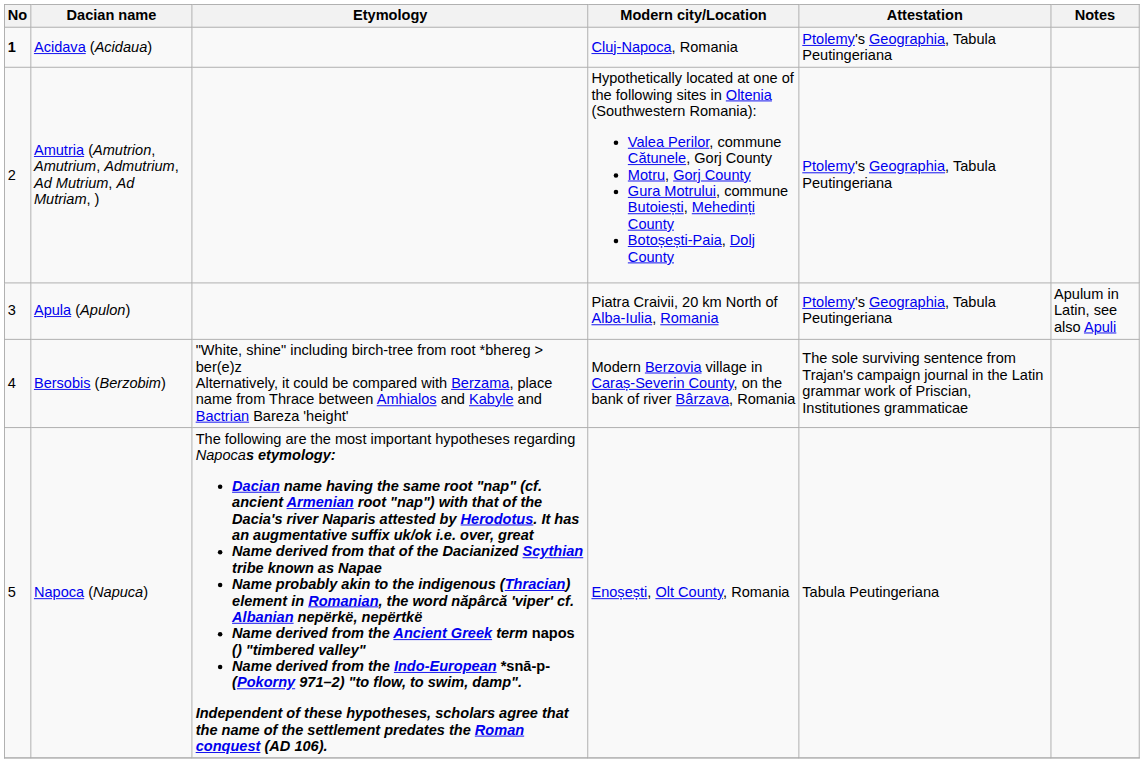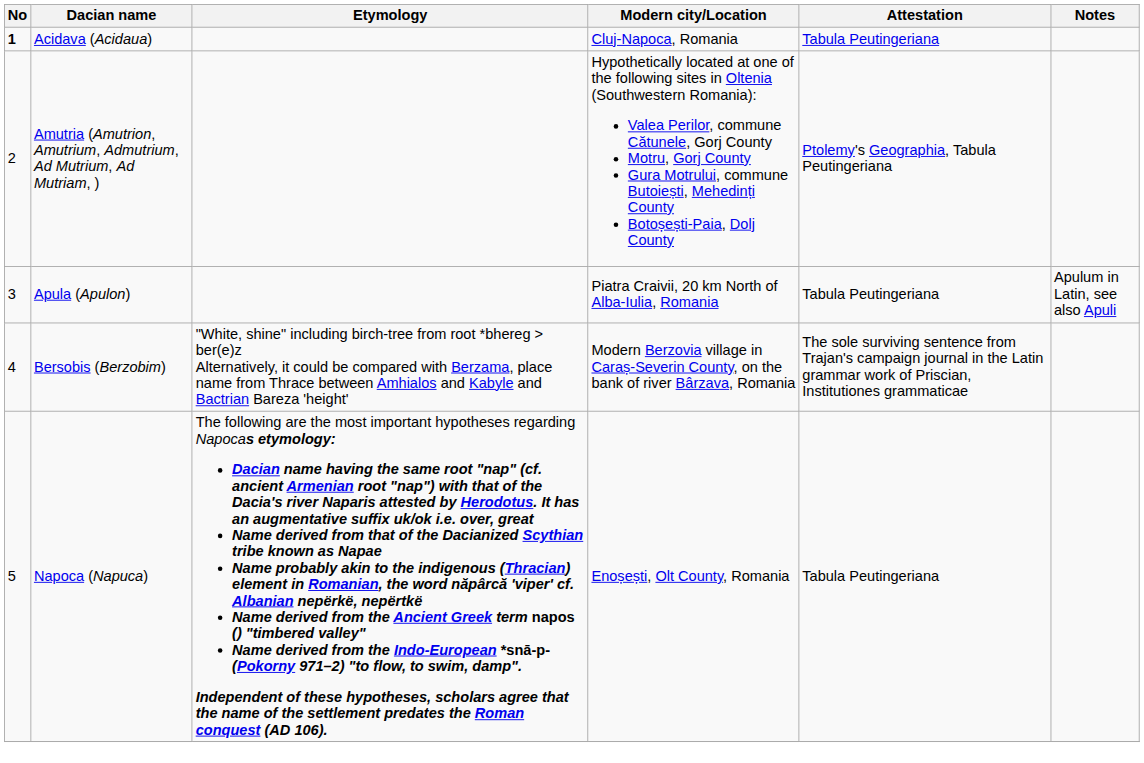(899, 47) Ptolemy's Geographia, Tabula Peutingeriana -> (871, 39) Tabula Peutingeriana
(899, 310) Ptolemy's Geographia, Tabula Peutingeriana -> (871, 294) Tabula Peutingeriana
